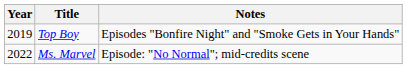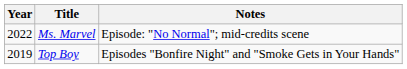rows swapped: (58, 34) <-> (67, 53)
